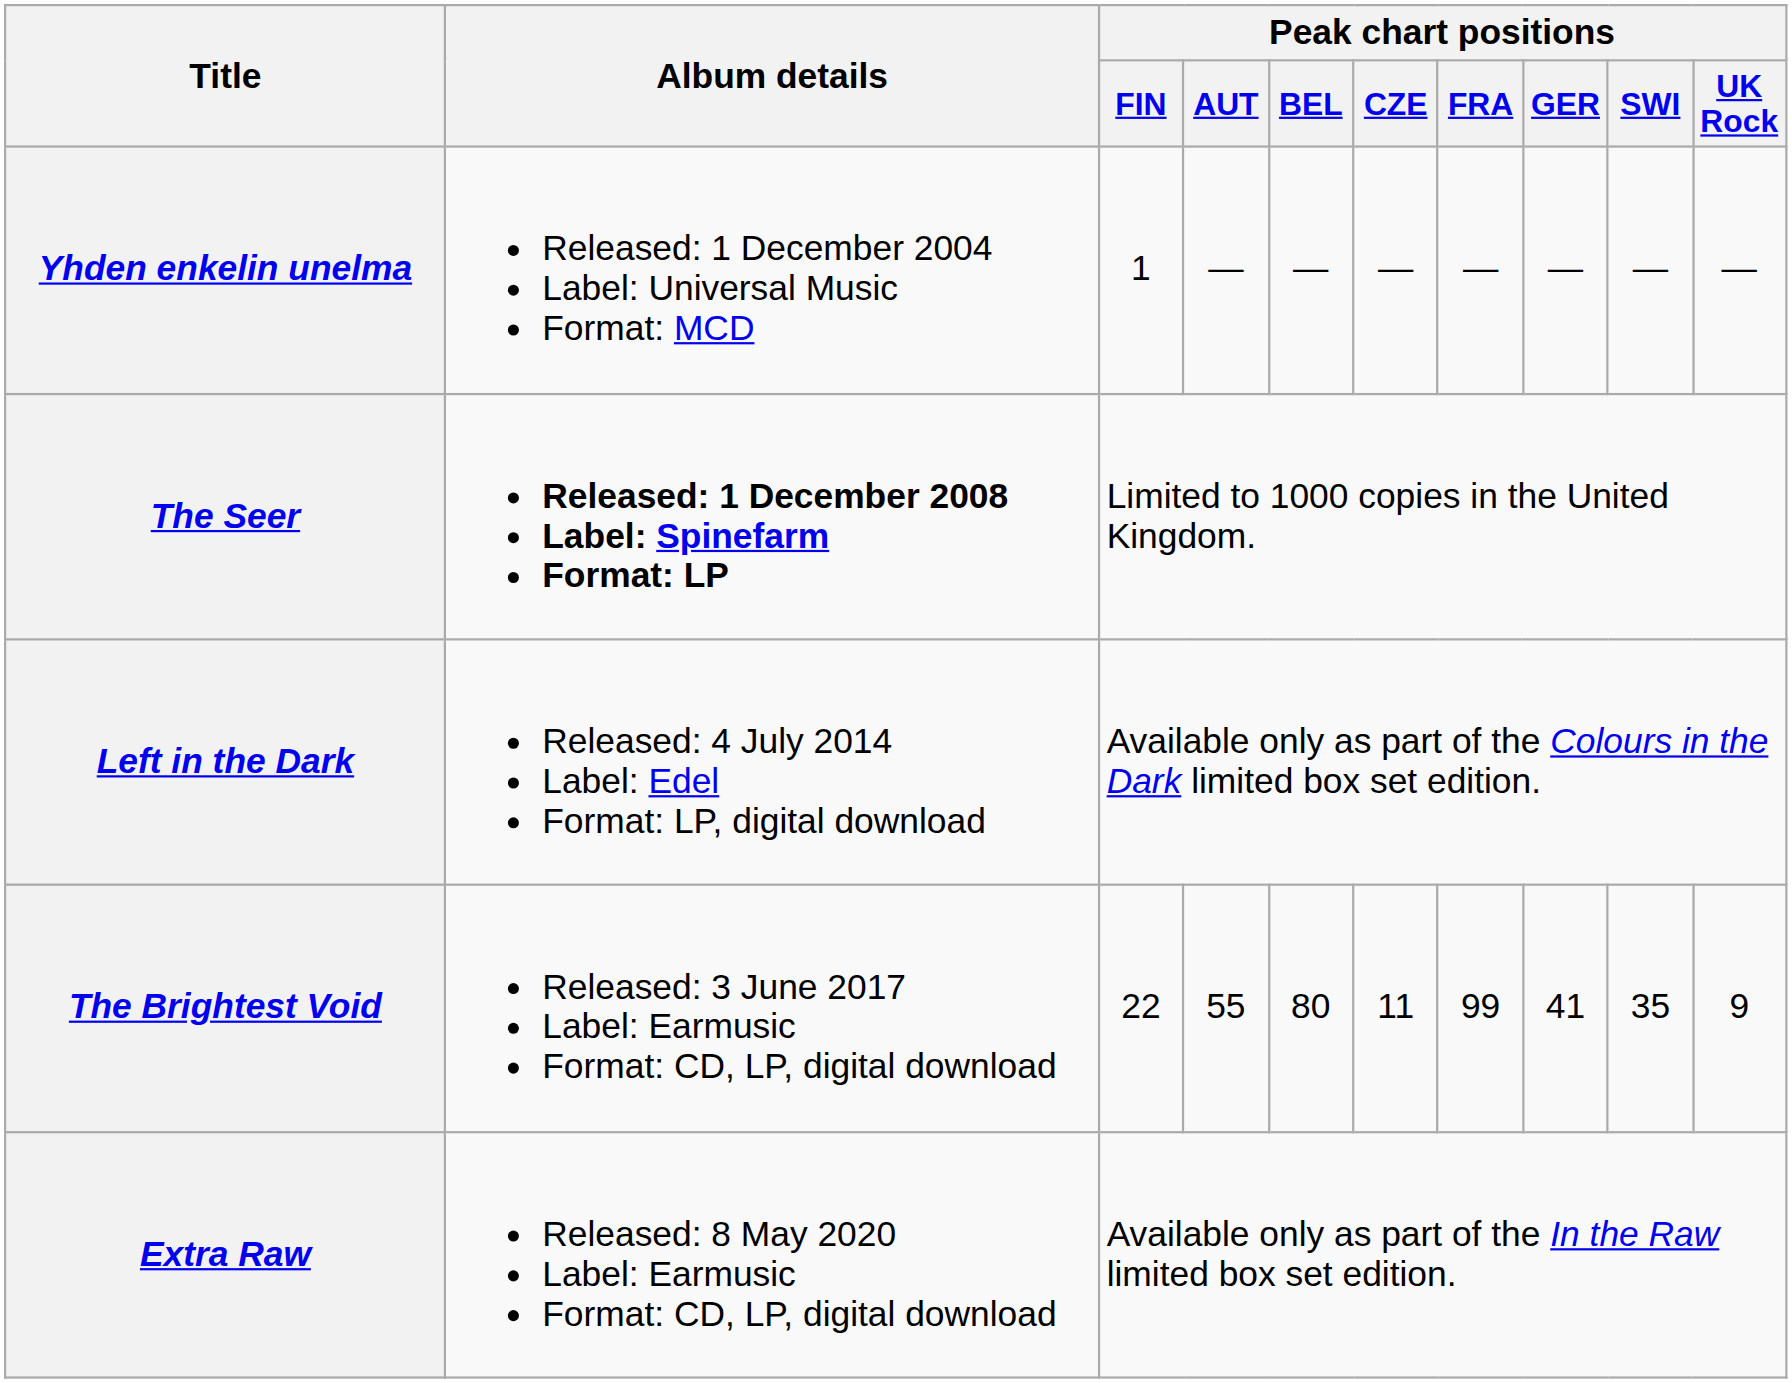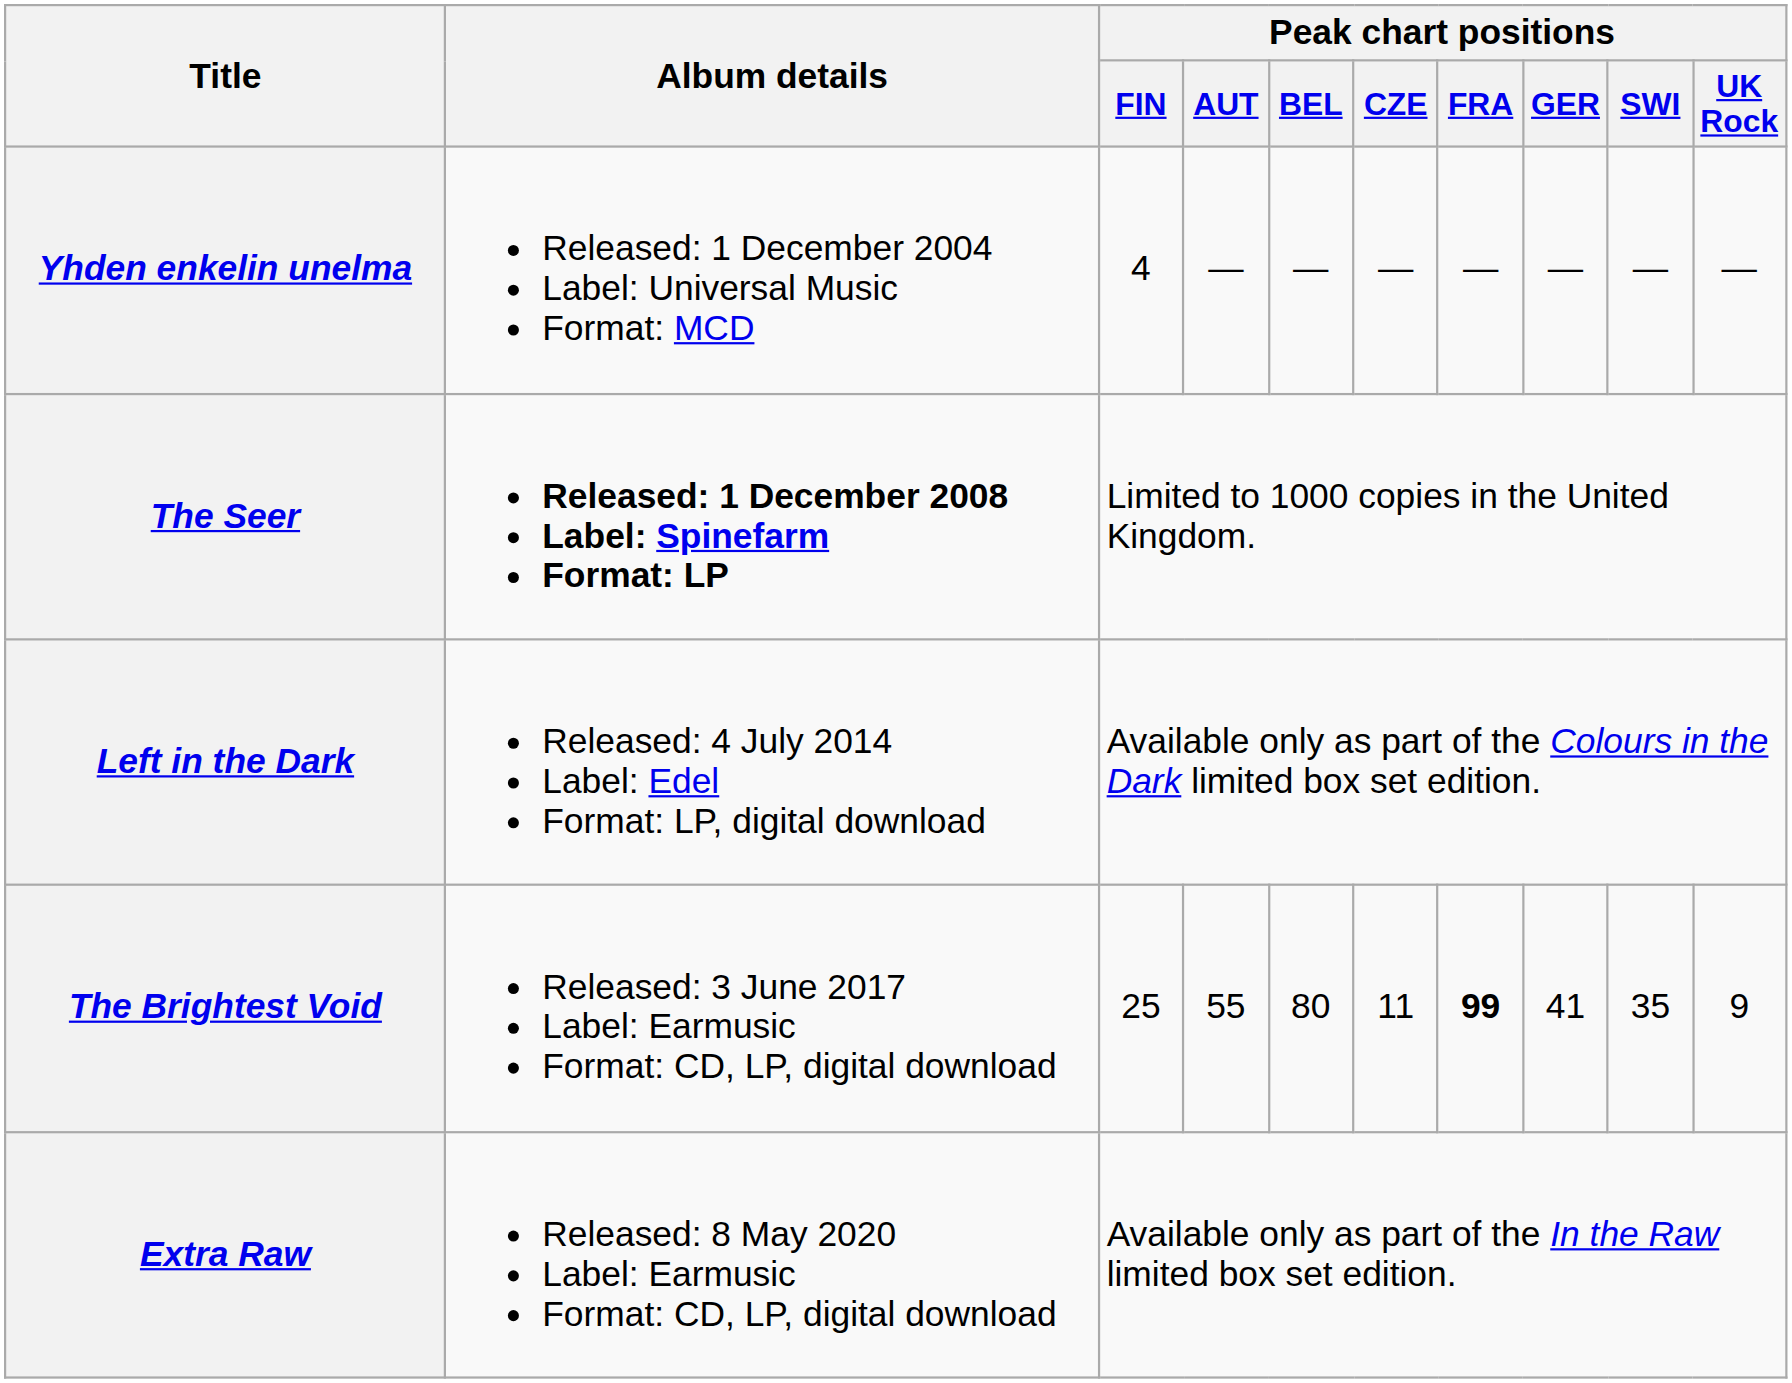(1141, 269) 1 -> (1141, 269) 4
(1141, 1007) 22 -> (1141, 1007) 25
(1481, 1007) normal -> (1481, 1007) bold
